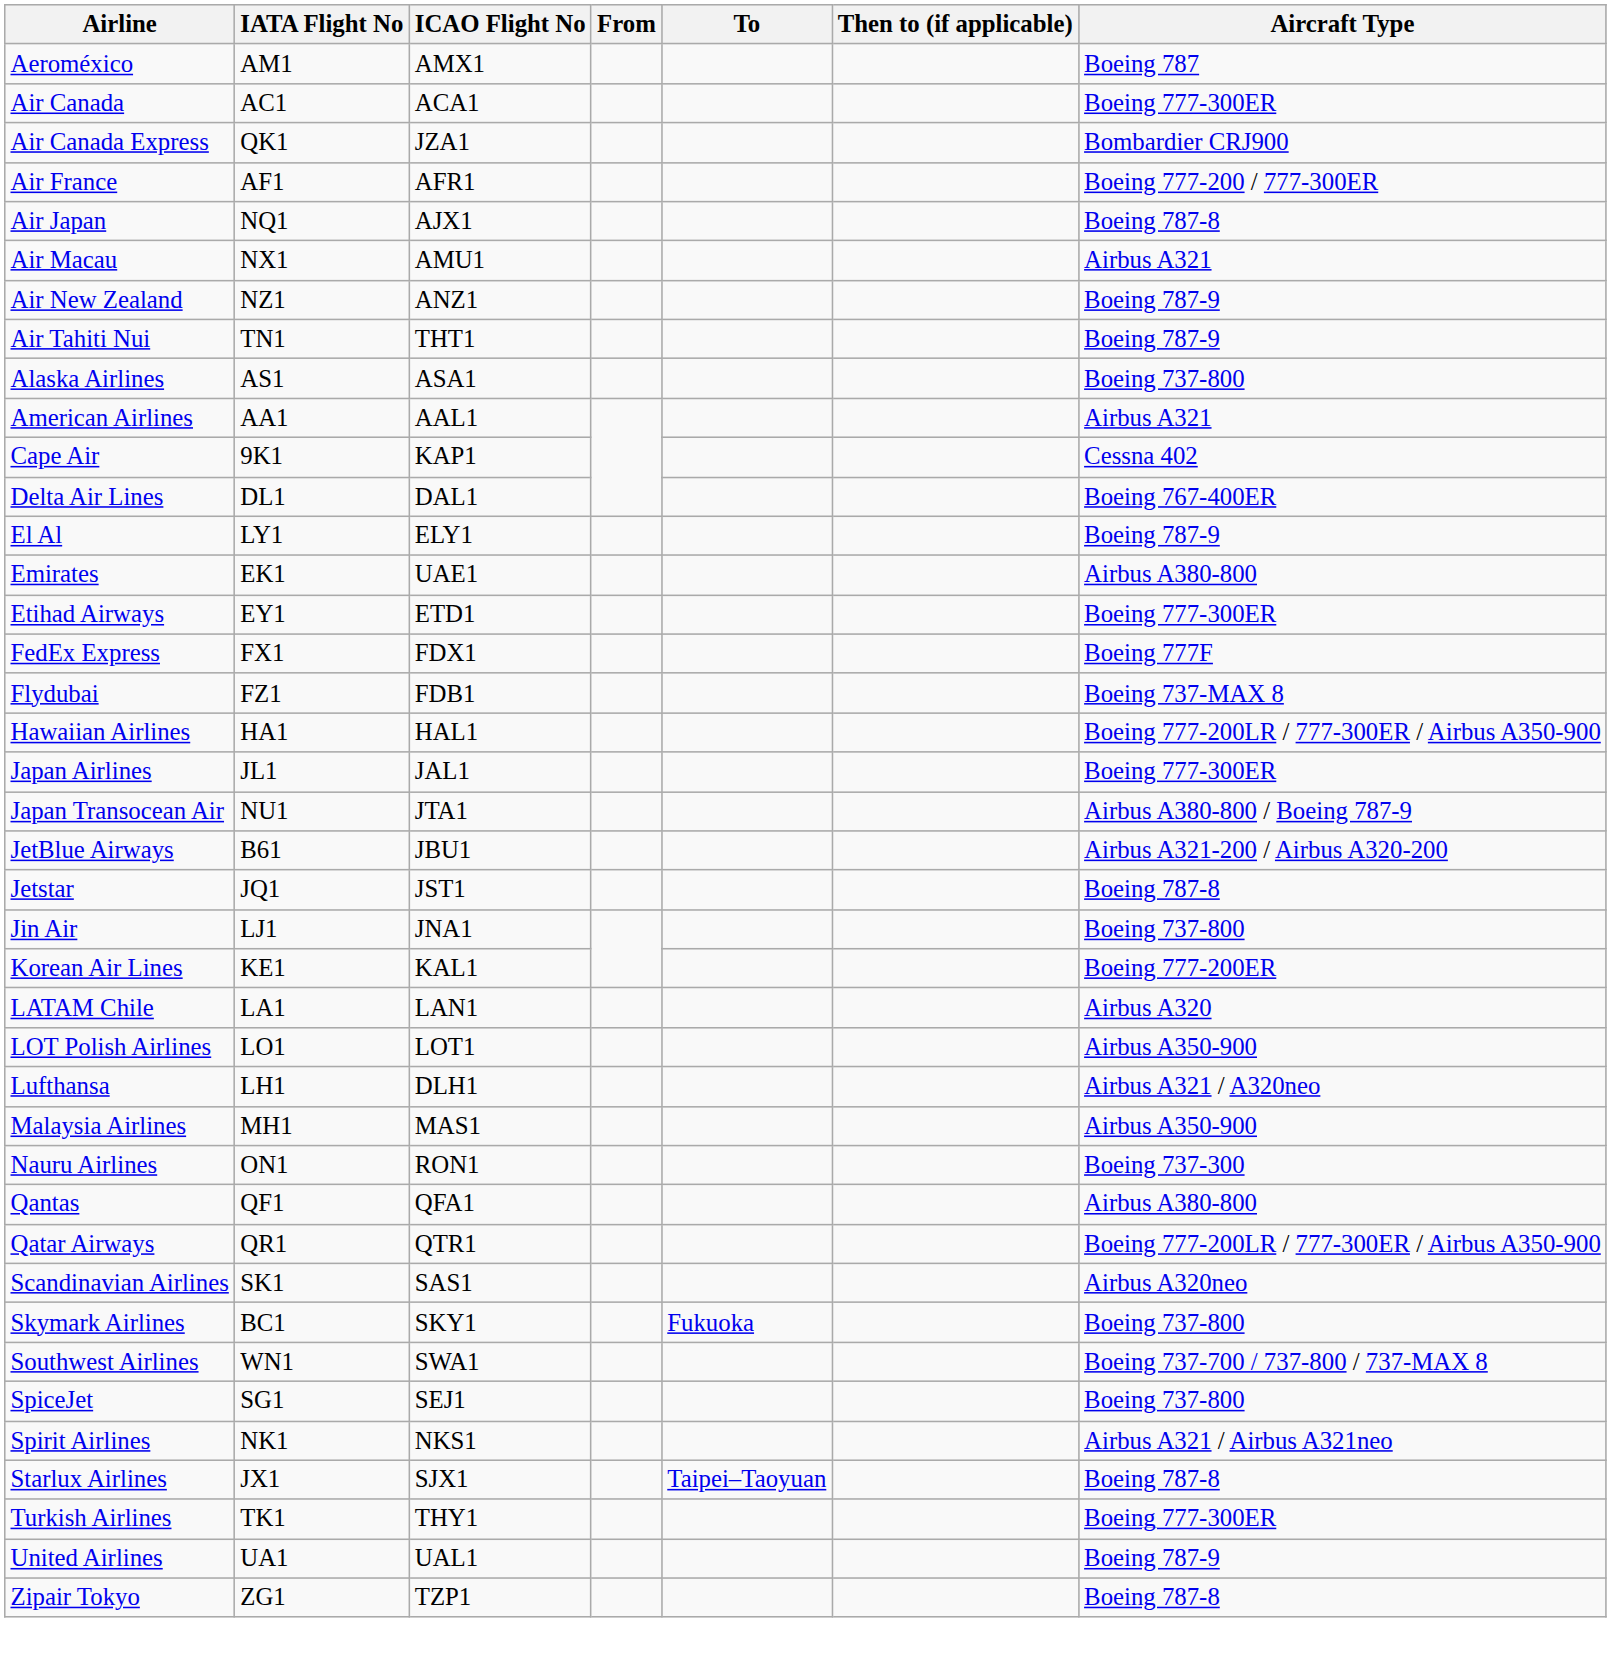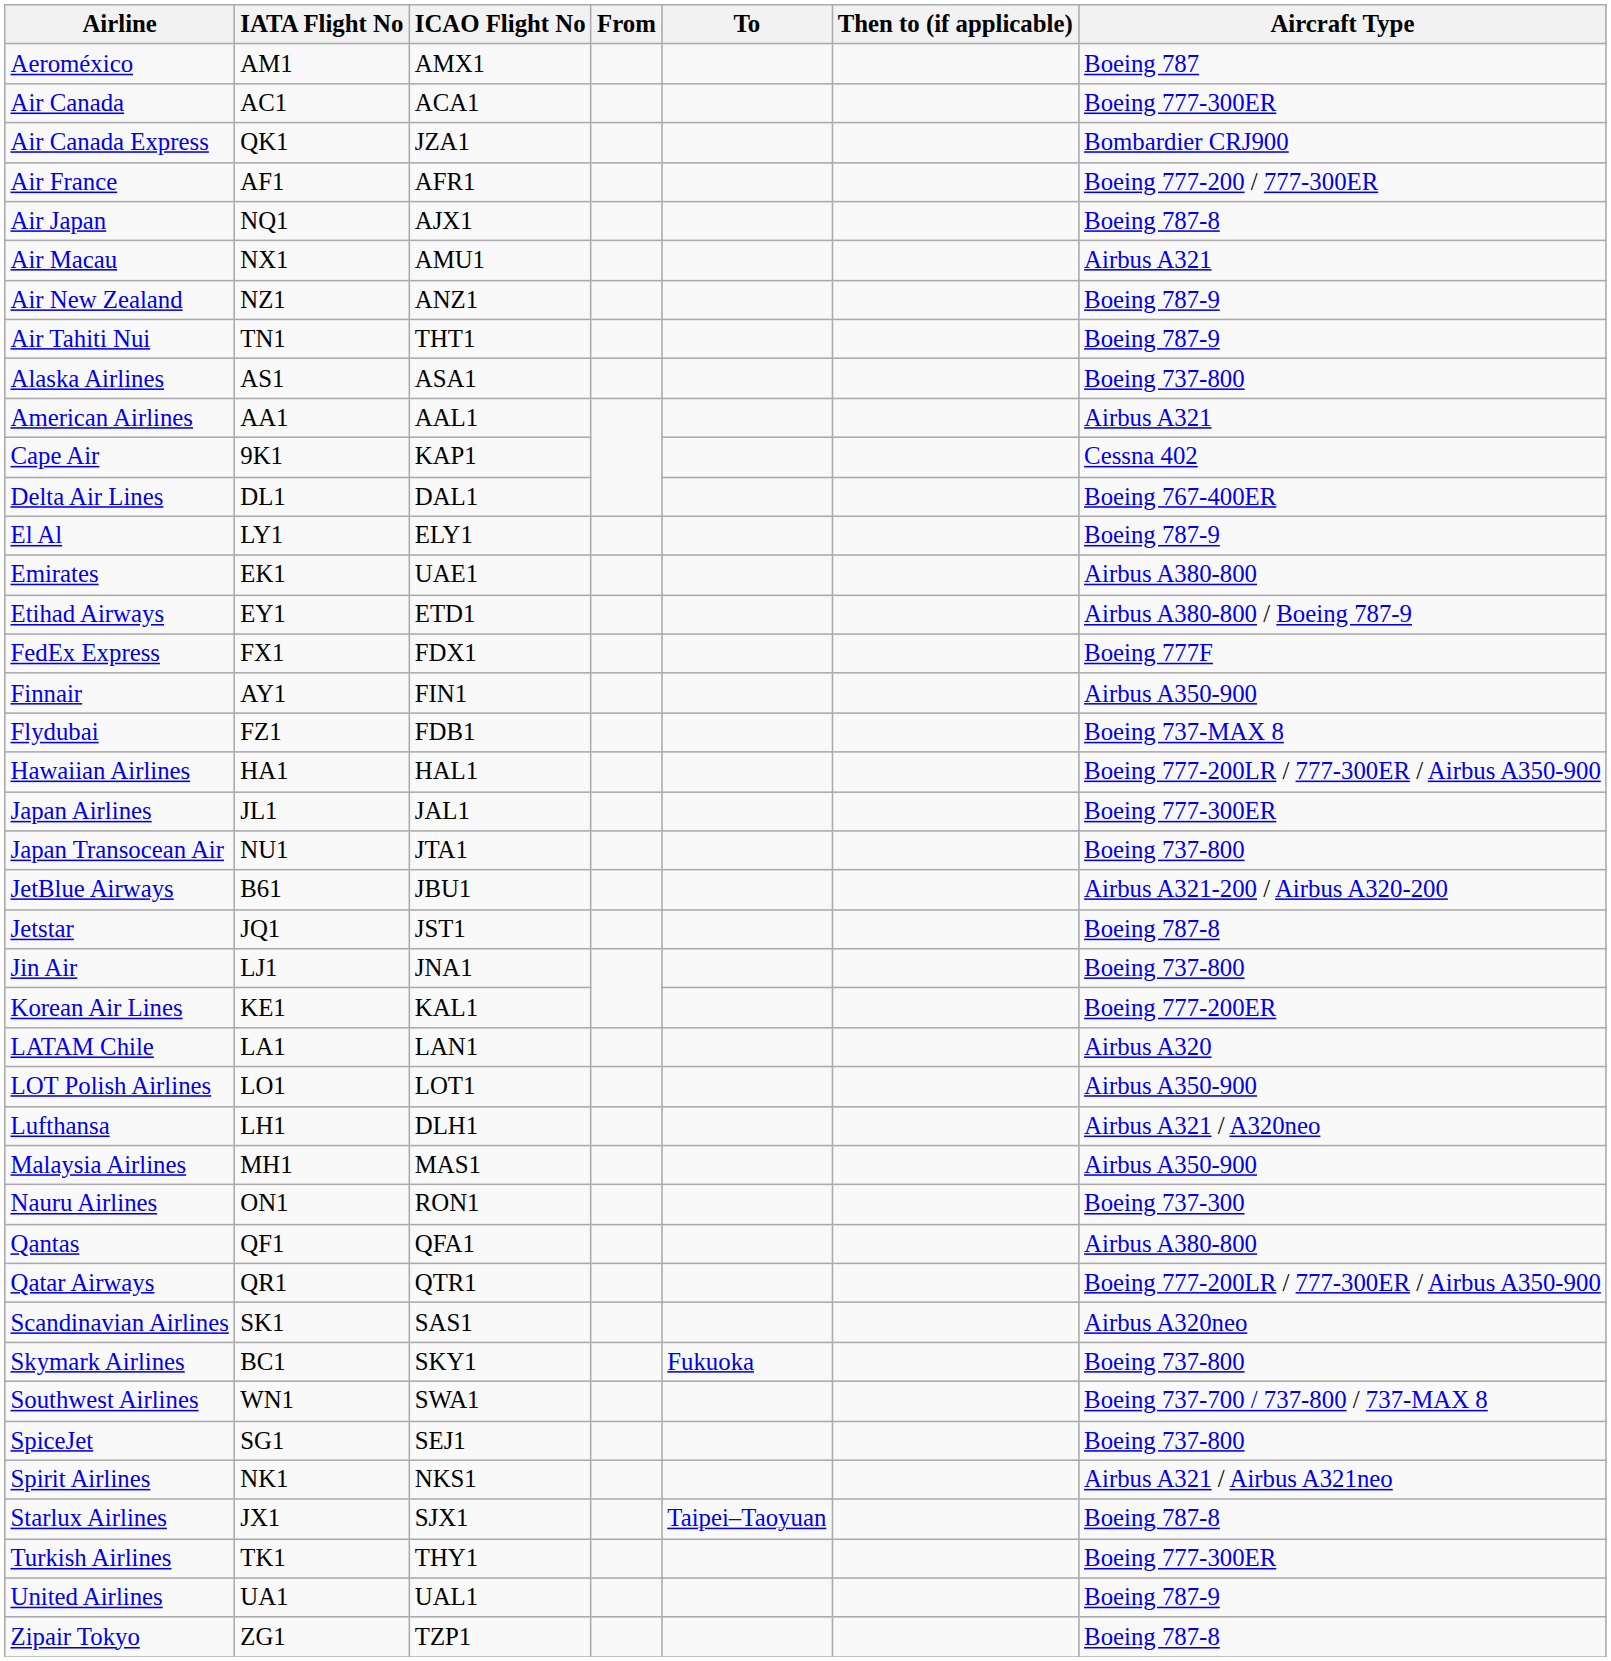(1180, 614) Boeing 777-300ER -> (1248, 614) Airbus A380-800 / Boeing 787-9
+ row: (46, 692)
(1248, 810) Airbus A380-800 / Boeing 787-9 -> (1164, 850) Boeing 737-800
